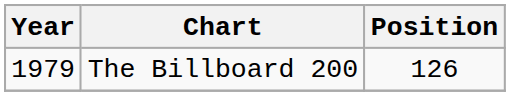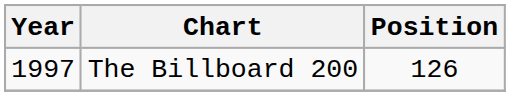(43, 70) 1979 -> (43, 70) 1997
